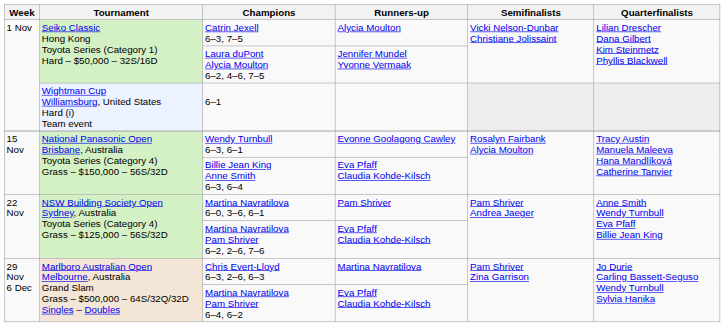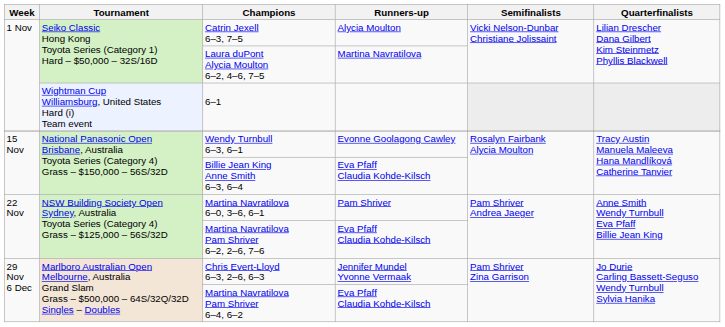(374, 59) Jennifer Mundel Yvonne Vermaak -> (379, 54) Martina Navratilova
(379, 266) Martina Navratilova -> (374, 271) Jennifer Mundel Yvonne Vermaak
